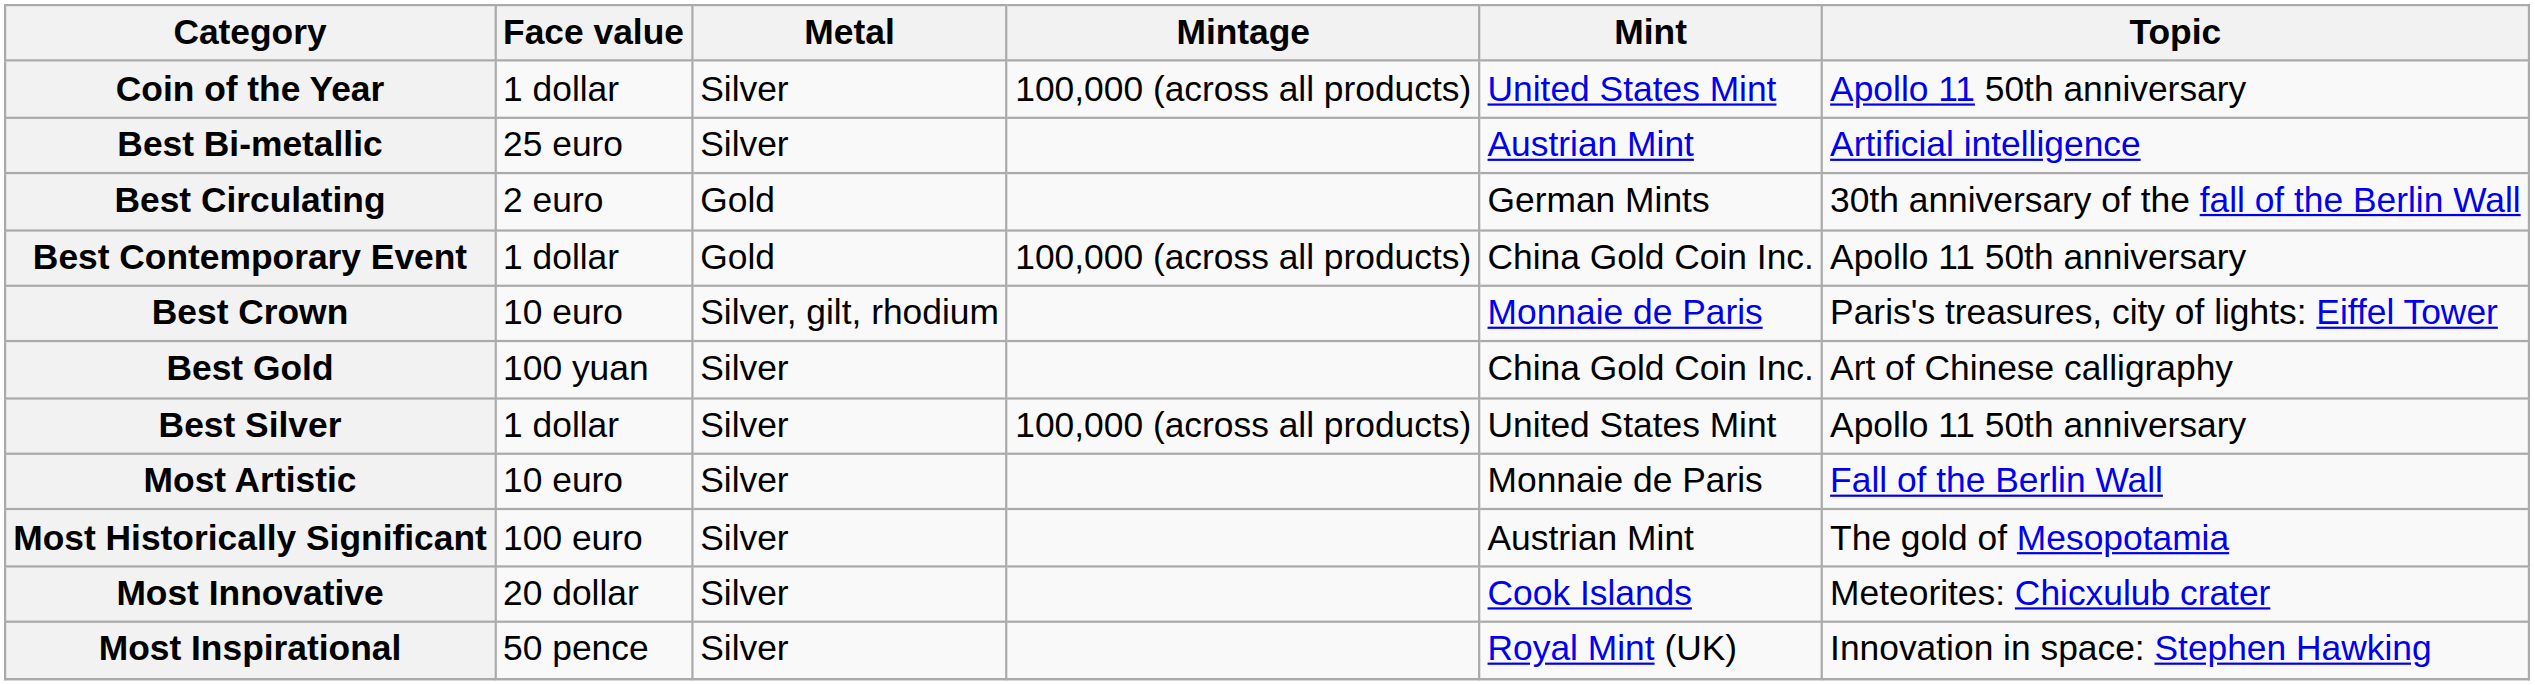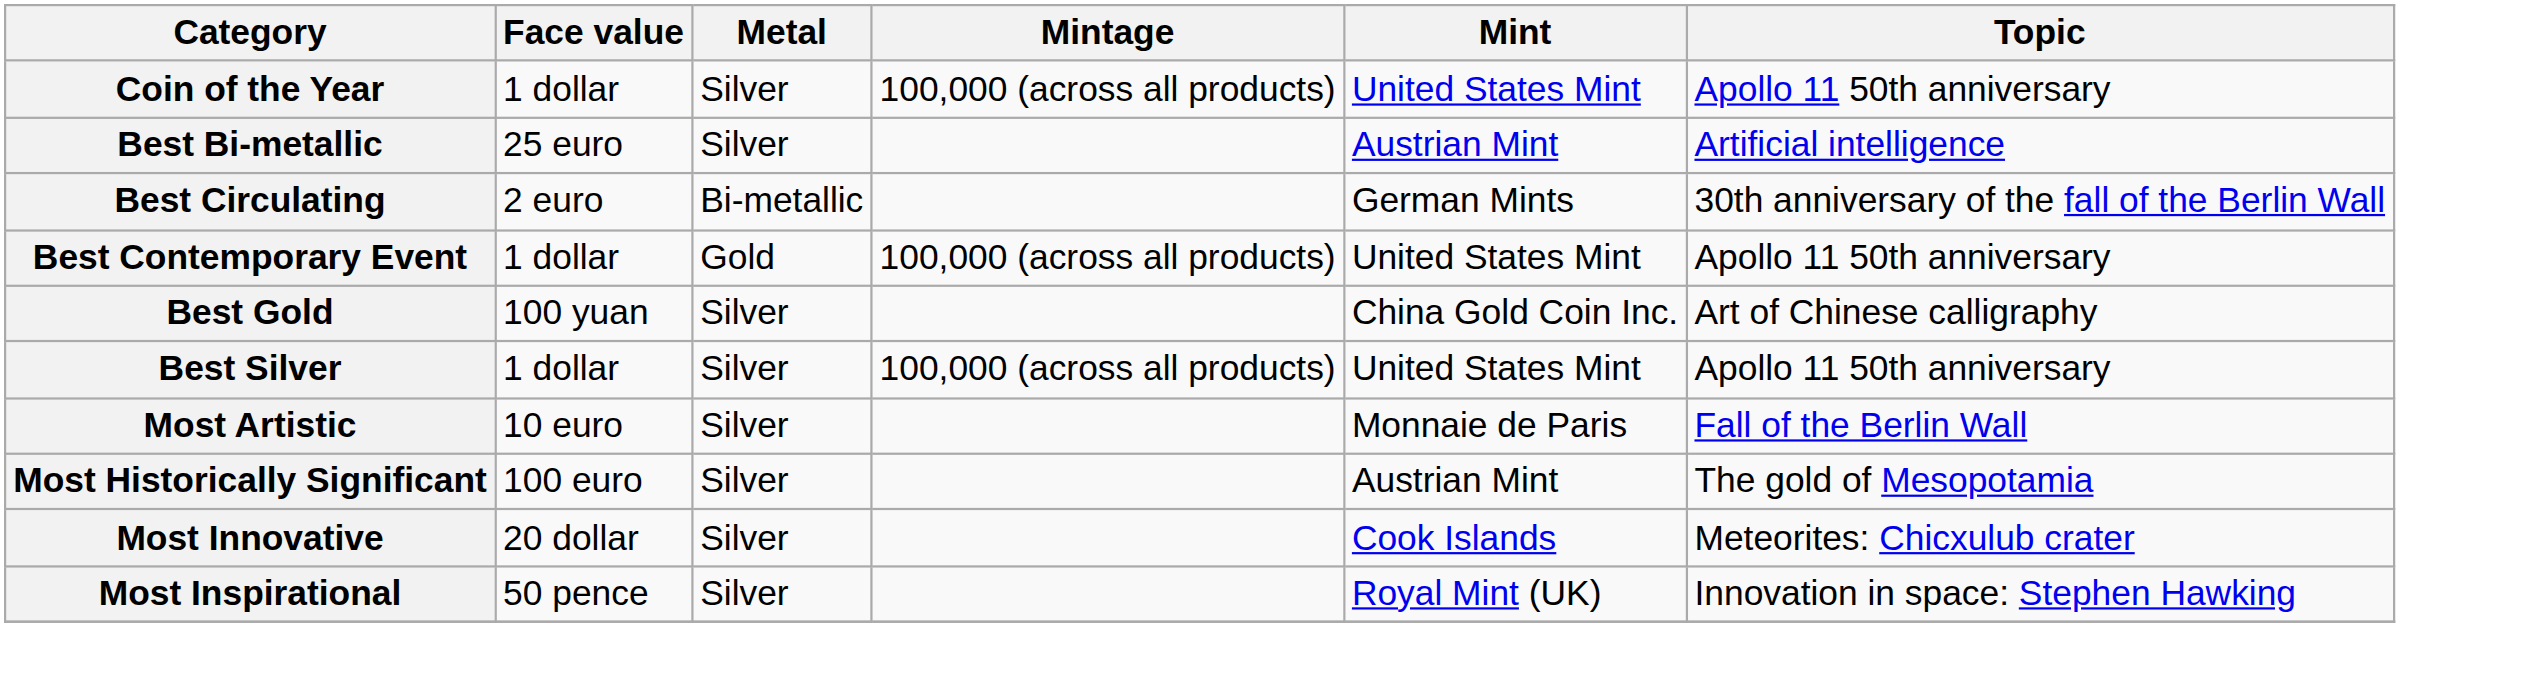(738, 200) Gold -> (782, 200) Bi-metallic
(1651, 256) China Gold Coin Inc. -> (1496, 256) United States Mint
- row: (250, 312)
